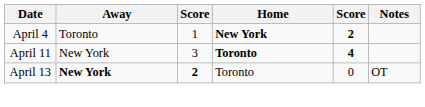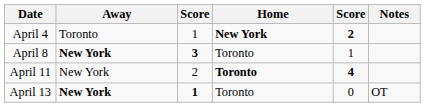+ row: (30, 53)
(195, 53) 3 -> (195, 72) 2
(195, 72) 2 -> (195, 92) 1
